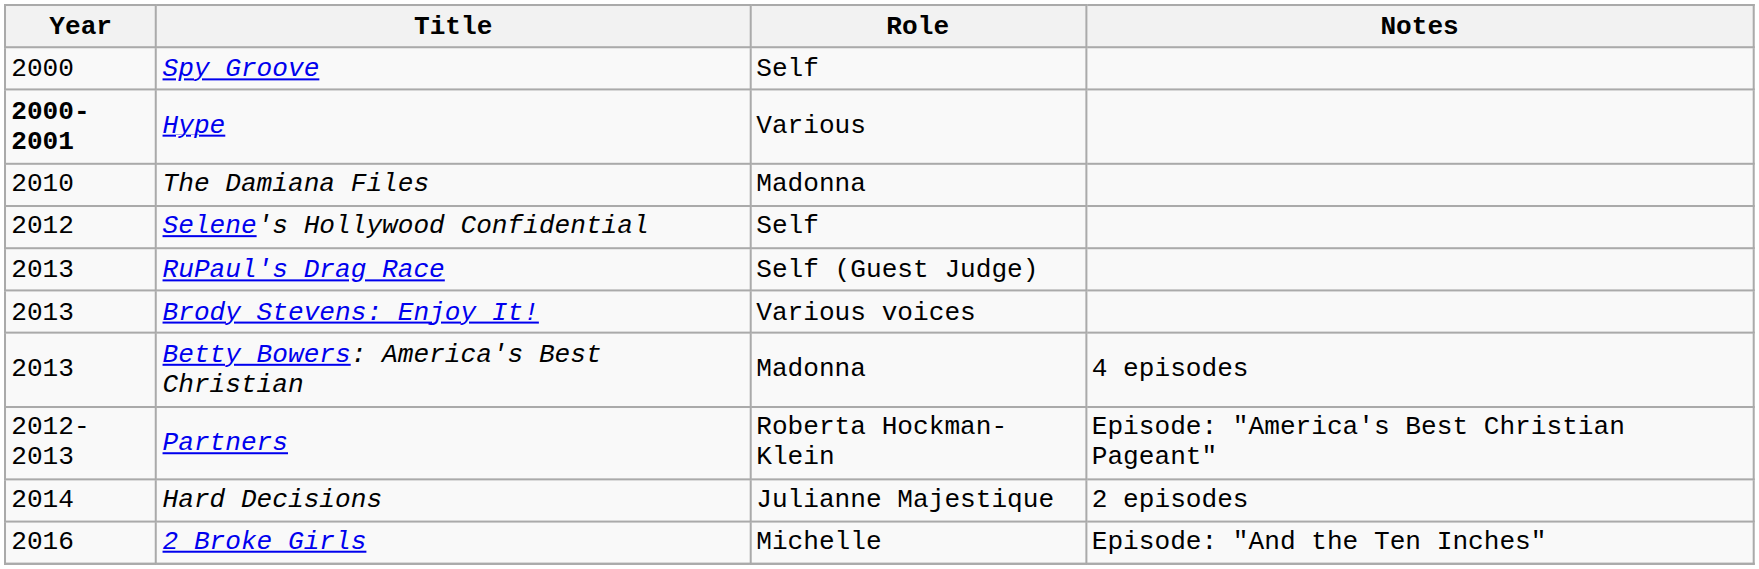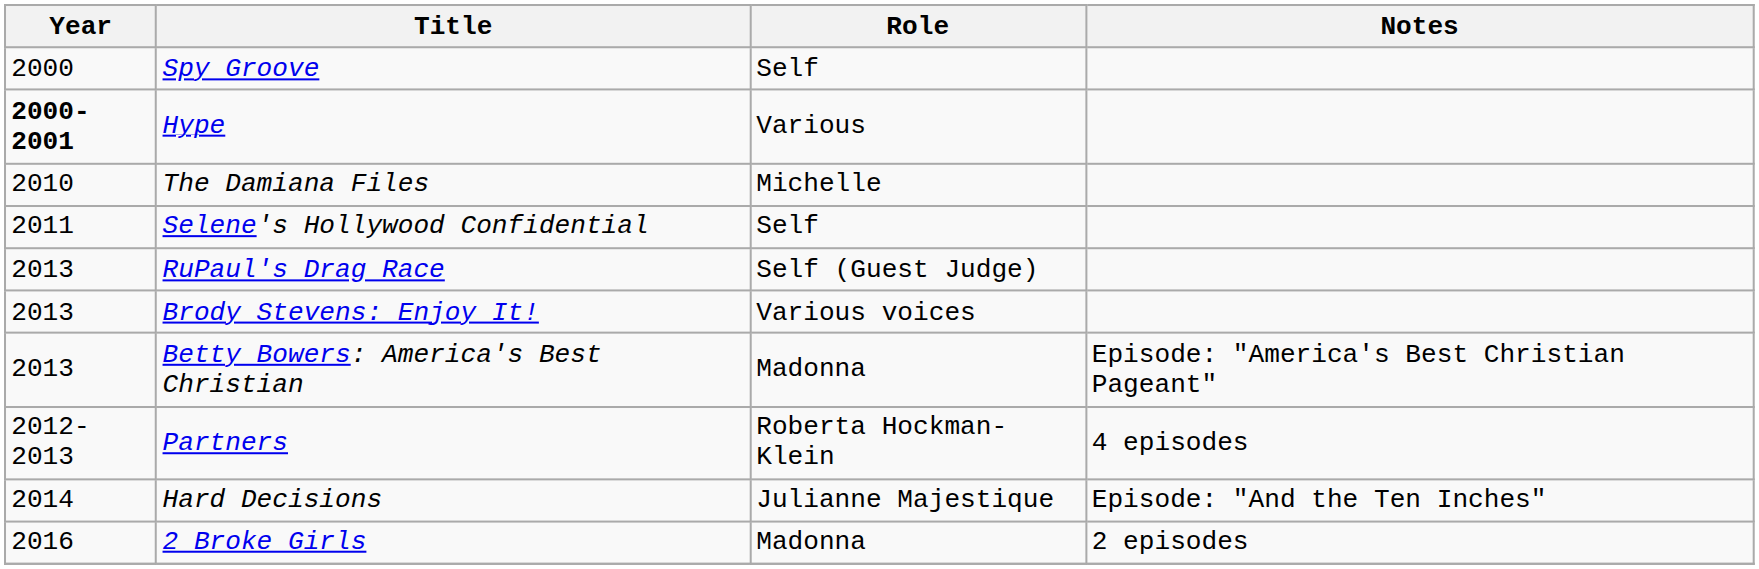(811, 184) Madonna -> (819, 184) Michelle
(43, 227) 2012 -> (43, 227) 2011
(1170, 370) 4 episodes -> (1358, 370) Episode: "America's Best Christian Pageant"
(1358, 442) Episode: "America's Best Christian Pageant" -> (1170, 442) 4 episodes
(1170, 500) 2 episodes -> (1319, 500) Episode: "And the Ten Inches"
(819, 543) Michelle -> (811, 543) Madonna
(1319, 543) Episode: "And the Ten Inches" -> (1170, 543) 2 episodes
